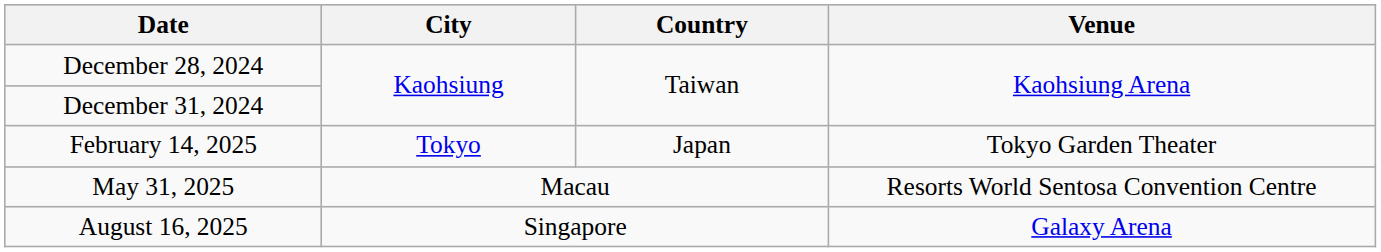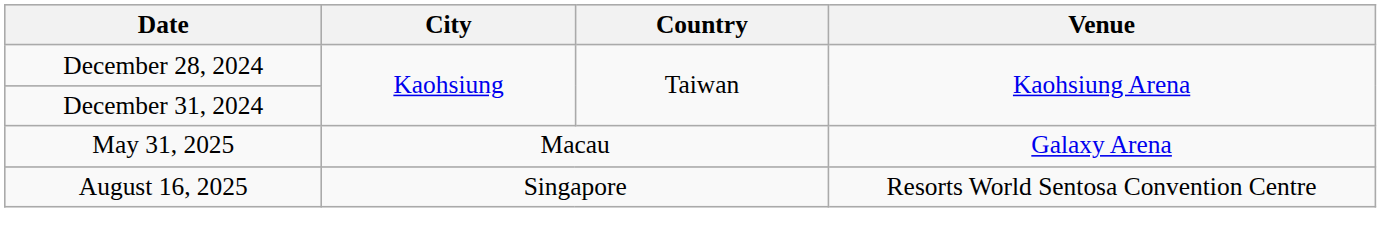- row: (163, 145)
(1102, 186) Resorts World Sentosa Convention Centre -> (1102, 145) Galaxy Arena
(1102, 226) Galaxy Arena -> (1102, 186) Resorts World Sentosa Convention Centre
